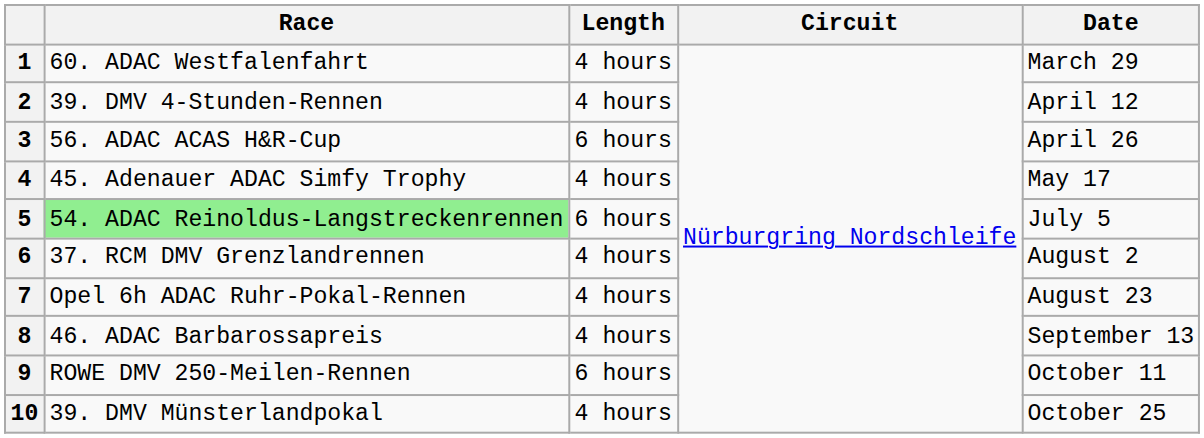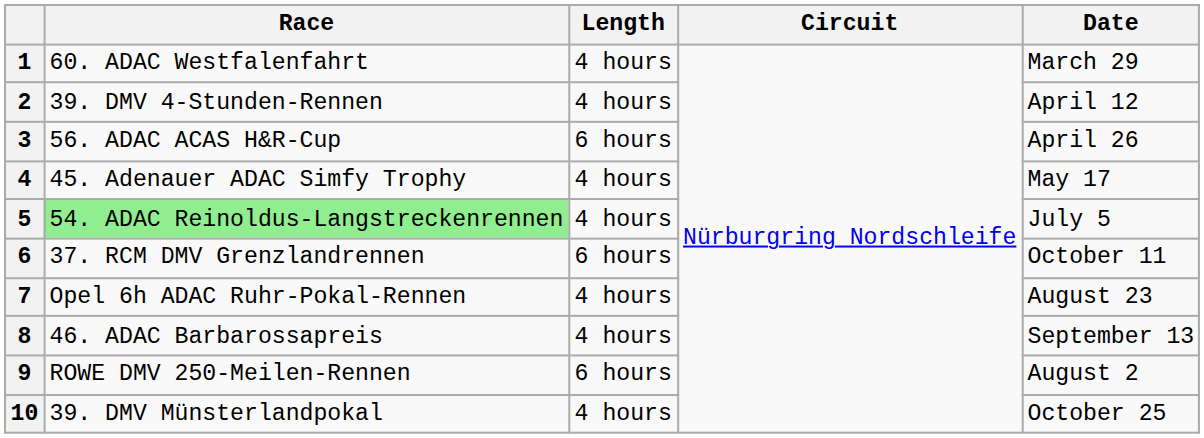(623, 219) 6 hours -> (623, 219) 4 hours
(623, 258) 4 hours -> (623, 258) 6 hours
(1083, 258) August 2 -> (1097, 258) October 11
(1097, 374) October 11 -> (1083, 374) August 2
